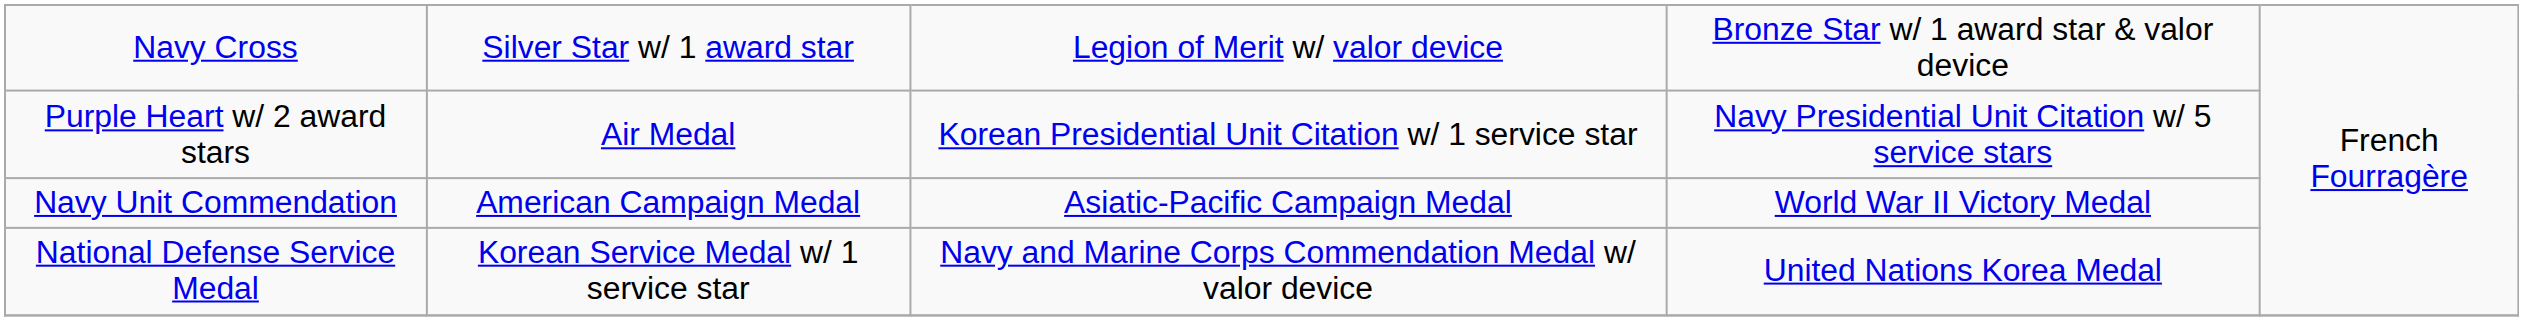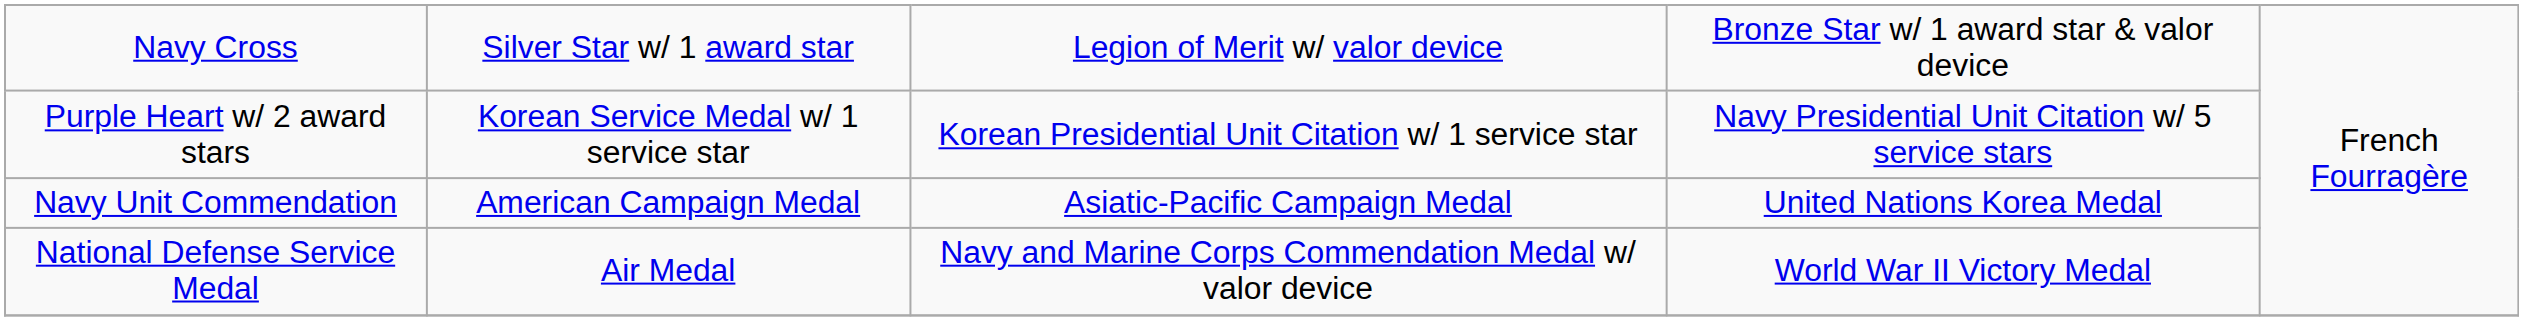(668, 133) Air Medal -> (668, 133) Korean Service Medal w/ 1 service star
(1963, 202) World War II Victory Medal -> (1963, 202) United Nations Korea Medal
(668, 270) Korean Service Medal w/ 1 service star -> (668, 270) Air Medal
(1963, 270) United Nations Korea Medal -> (1963, 270) World War II Victory Medal
